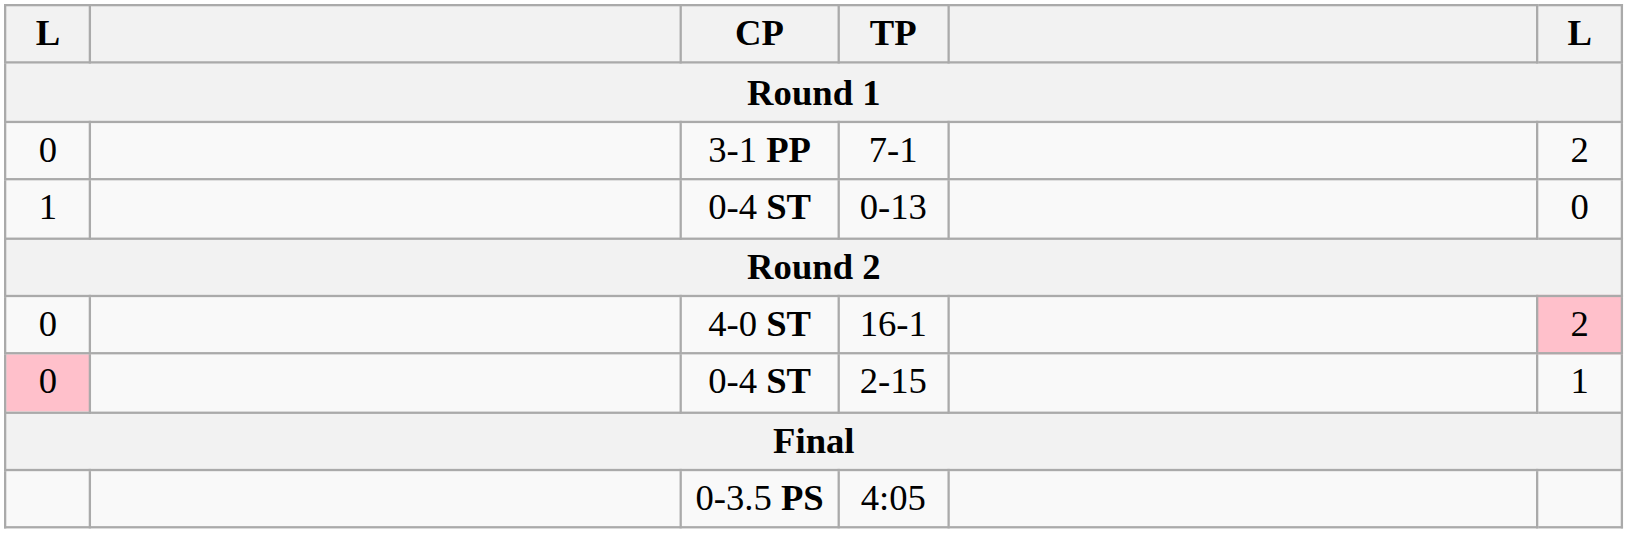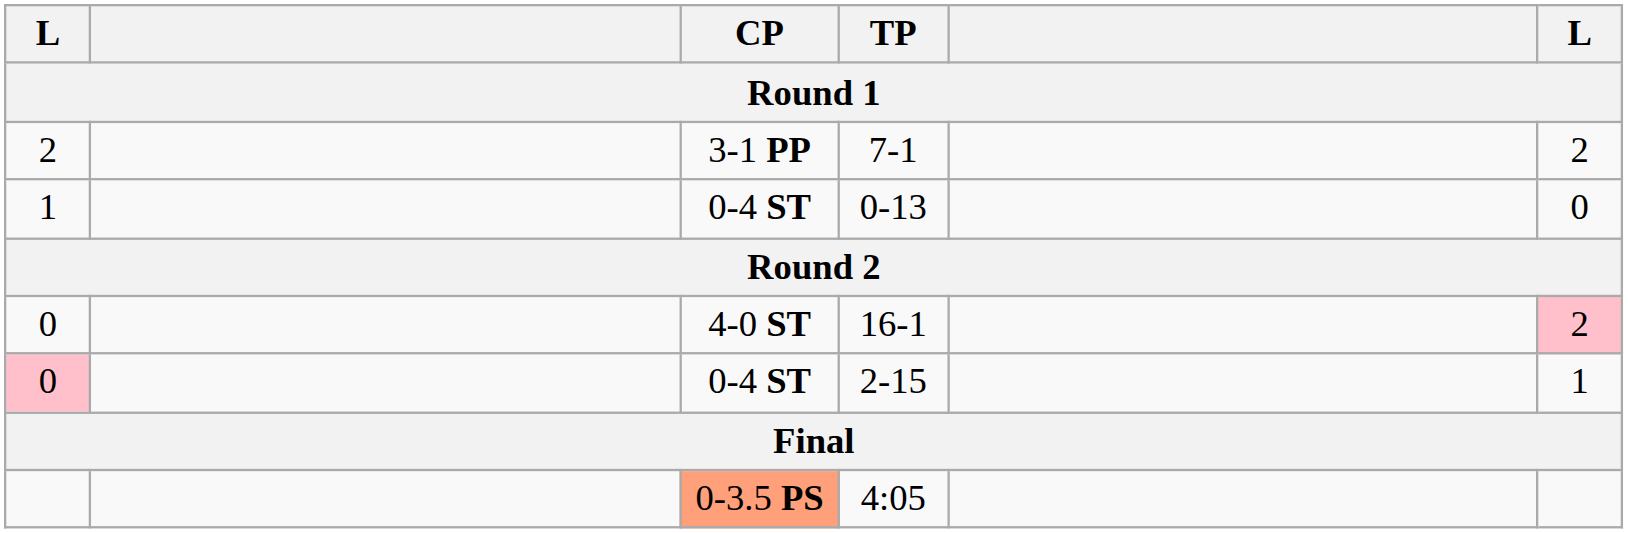(48, 149) 0 -> (48, 149) 2
(760, 498) no background -> (760, 498) lightsalmon background
